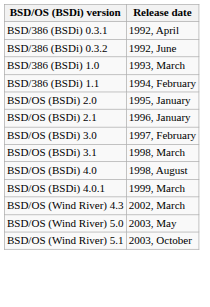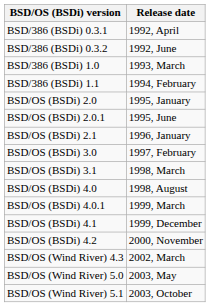+ row: (56, 118)
+ row: (52, 223)
+ row: (52, 240)
